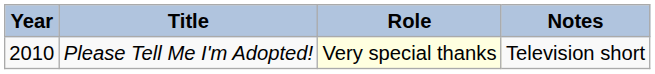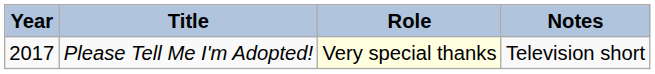(32, 53) 2010 -> (32, 53) 2017
